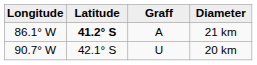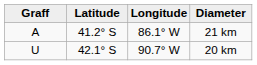columns swapped: (159, 13) <-> (35, 13)
(97, 32) bold -> (97, 32) normal
